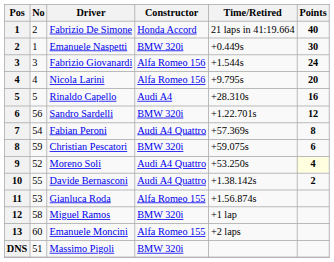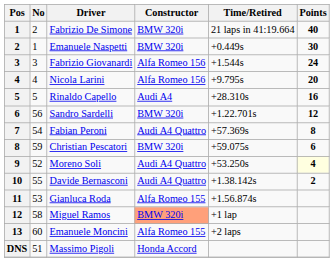(167, 29) Honda Accord -> (160, 29) BMW 320i
(160, 215) no background -> (160, 215) lightsalmon background
(160, 248) BMW 320i -> (167, 248) Honda Accord
